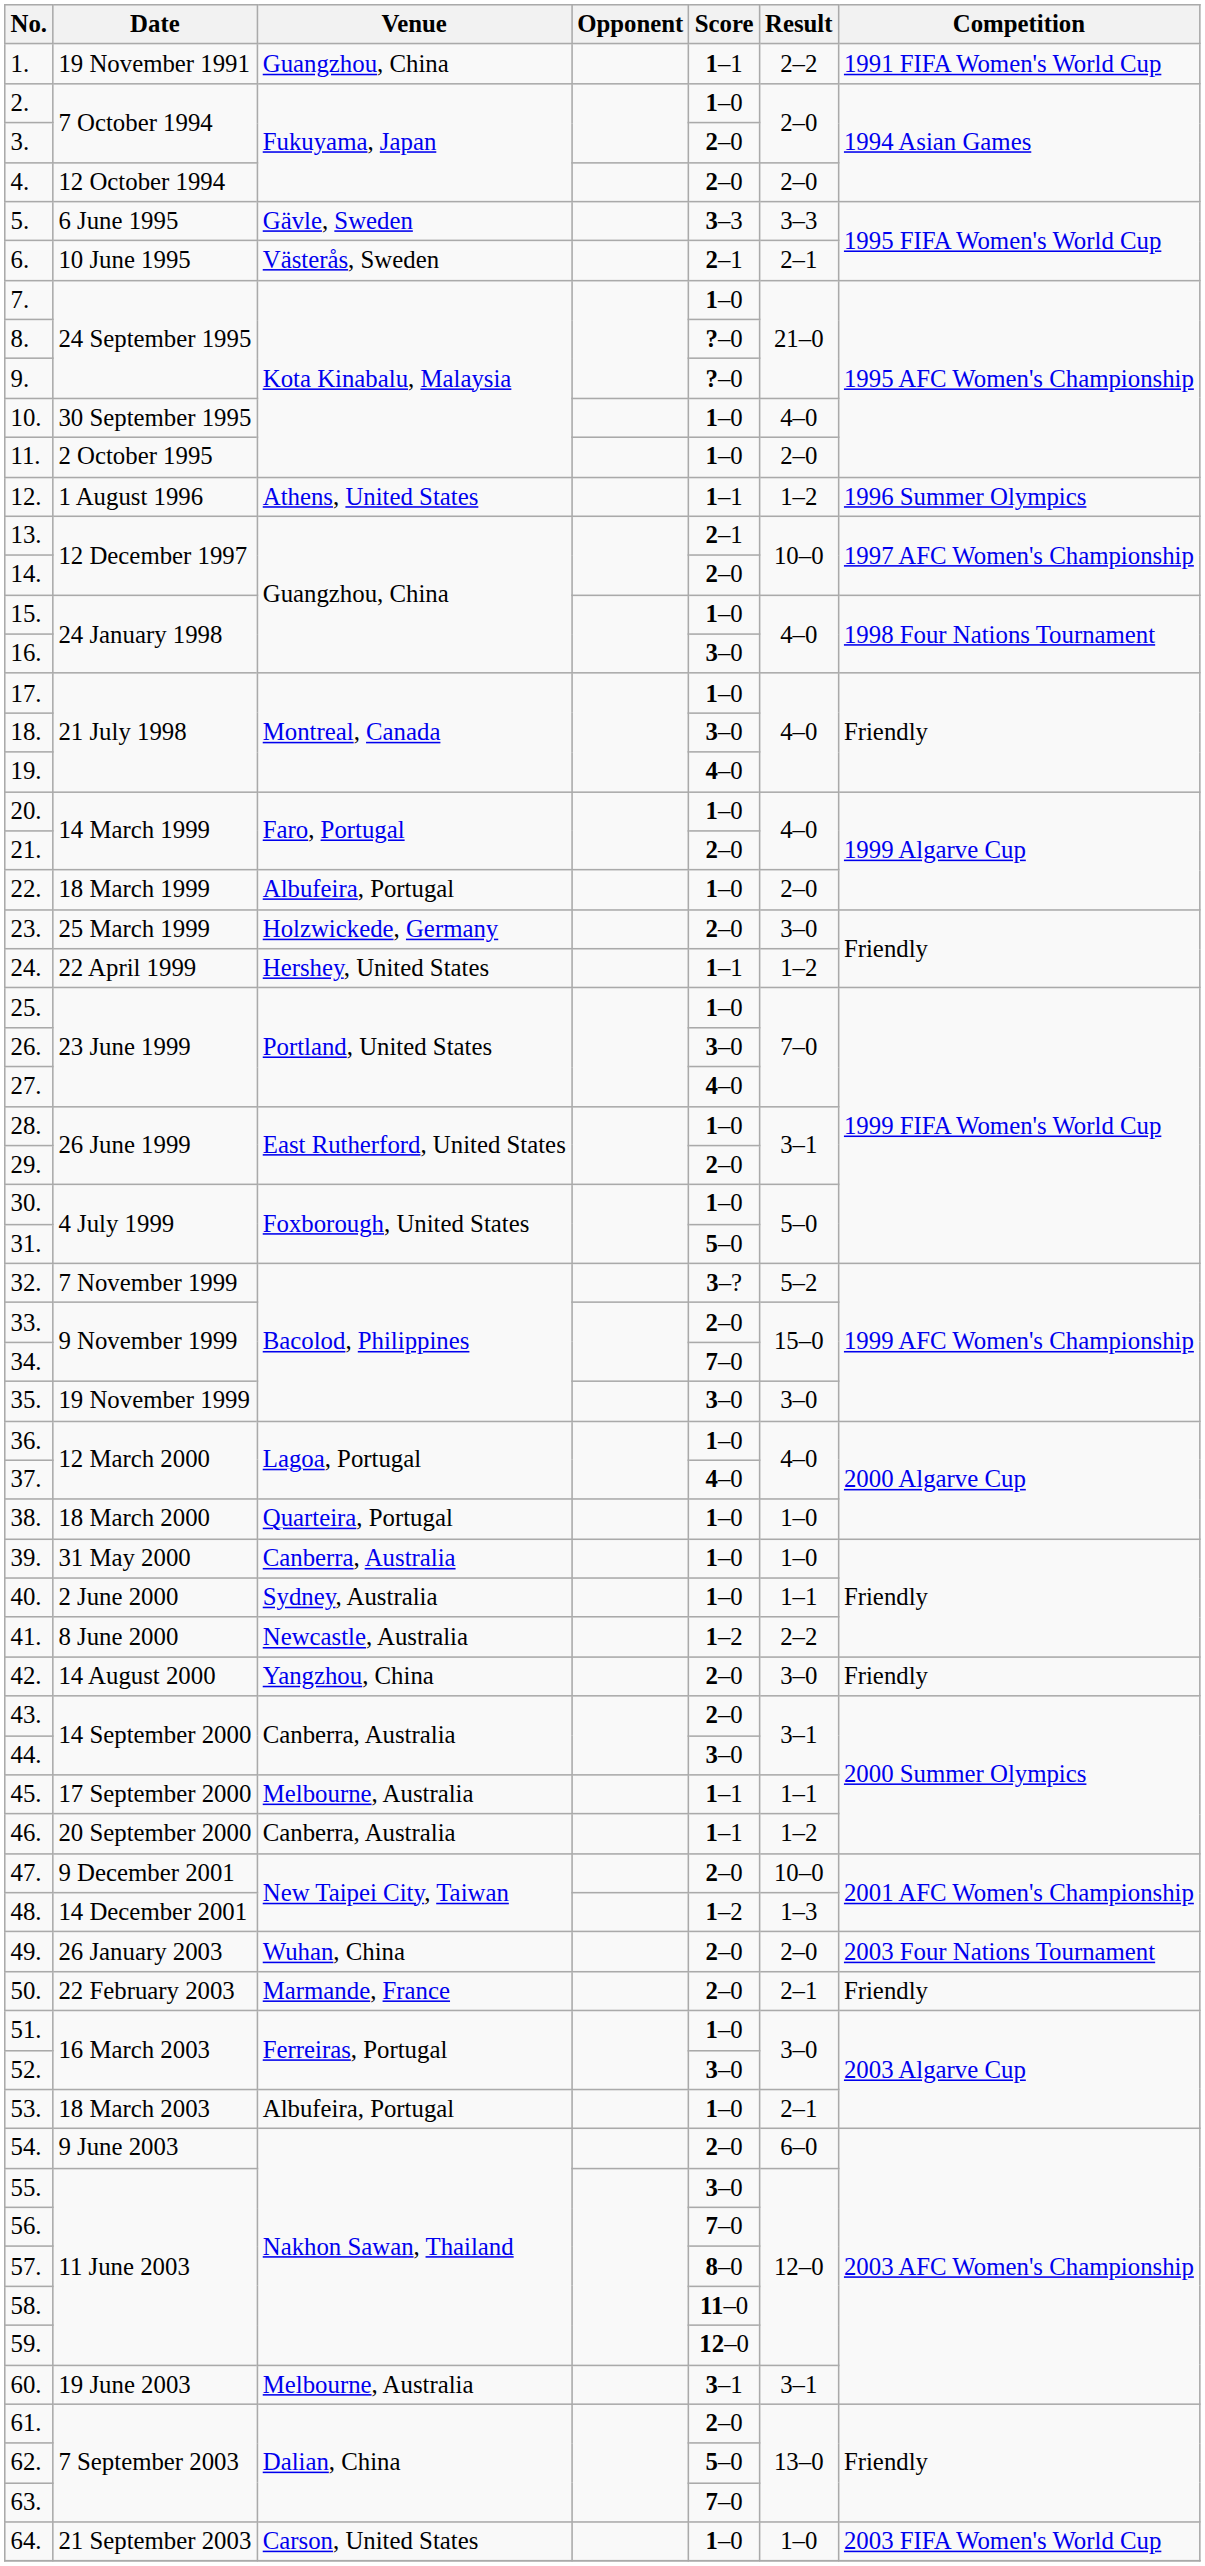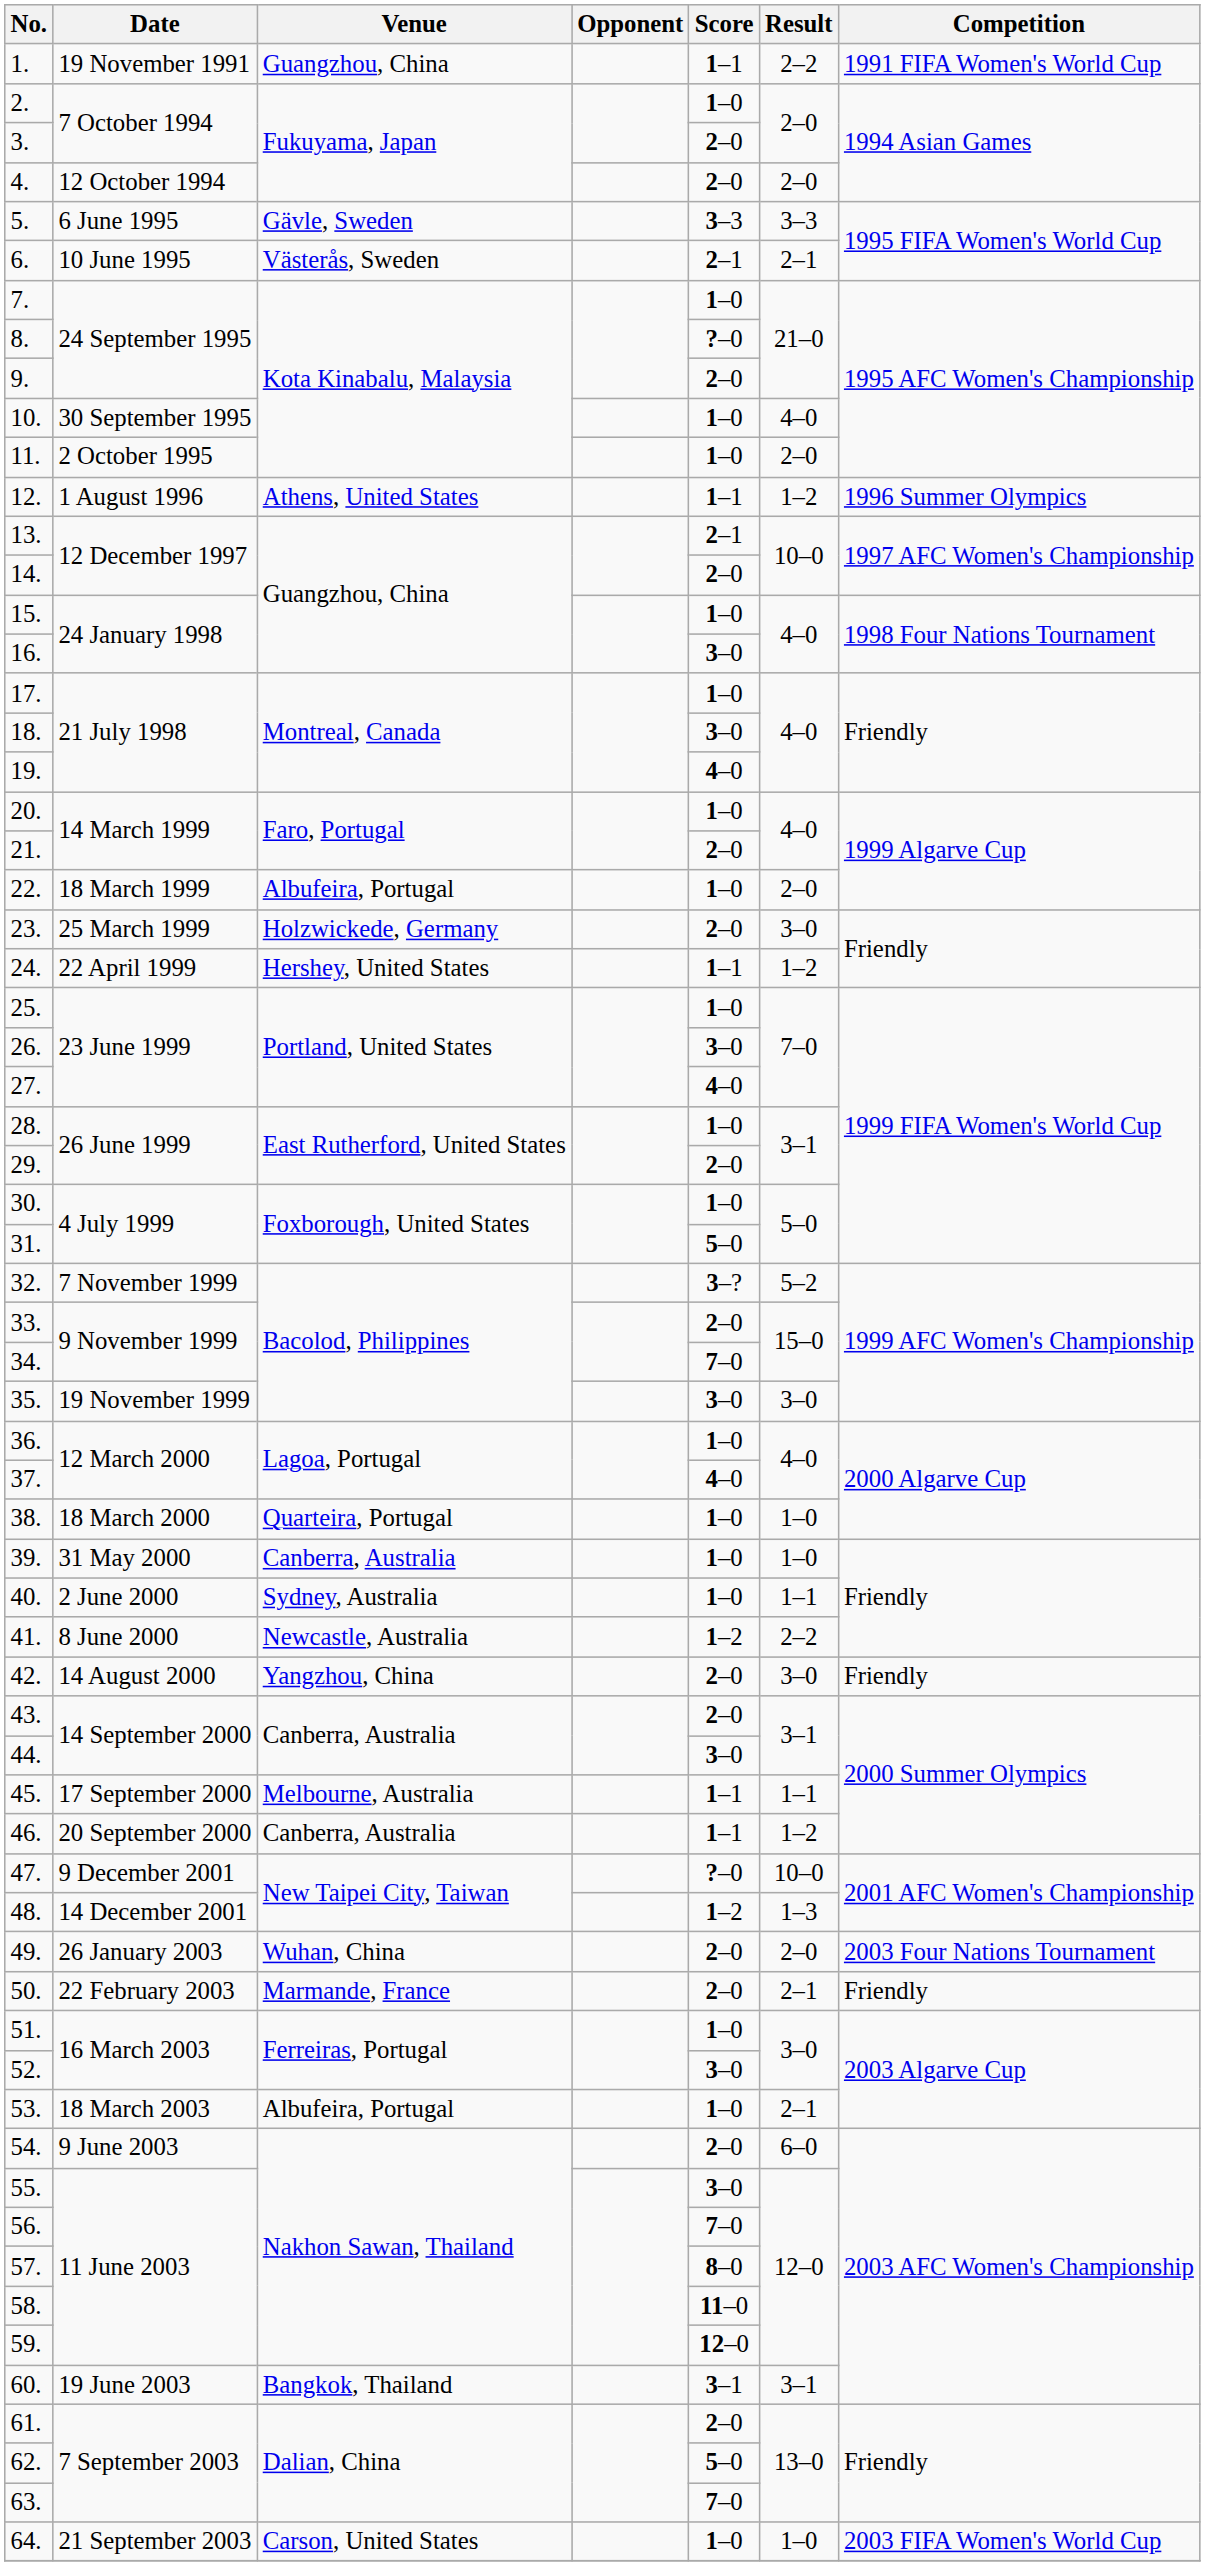(724, 378) ?–0 -> (724, 378) 2–0
(724, 1872) 2–0 -> (724, 1872) ?–0
(368, 2384) Melbourne, Australia -> (358, 2384) Bangkok, Thailand
